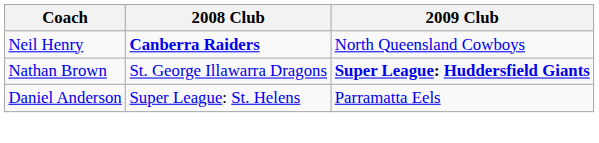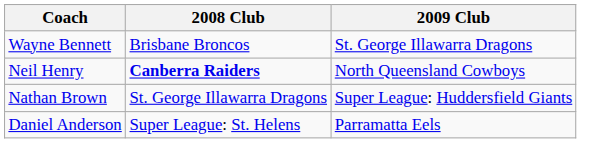+ row: (60, 44)
(462, 71) bold -> (454, 97) normal
